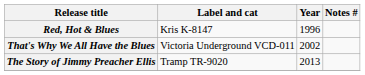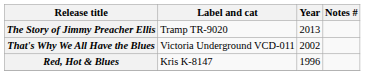rows swapped: (81, 29) <-> (81, 62)
